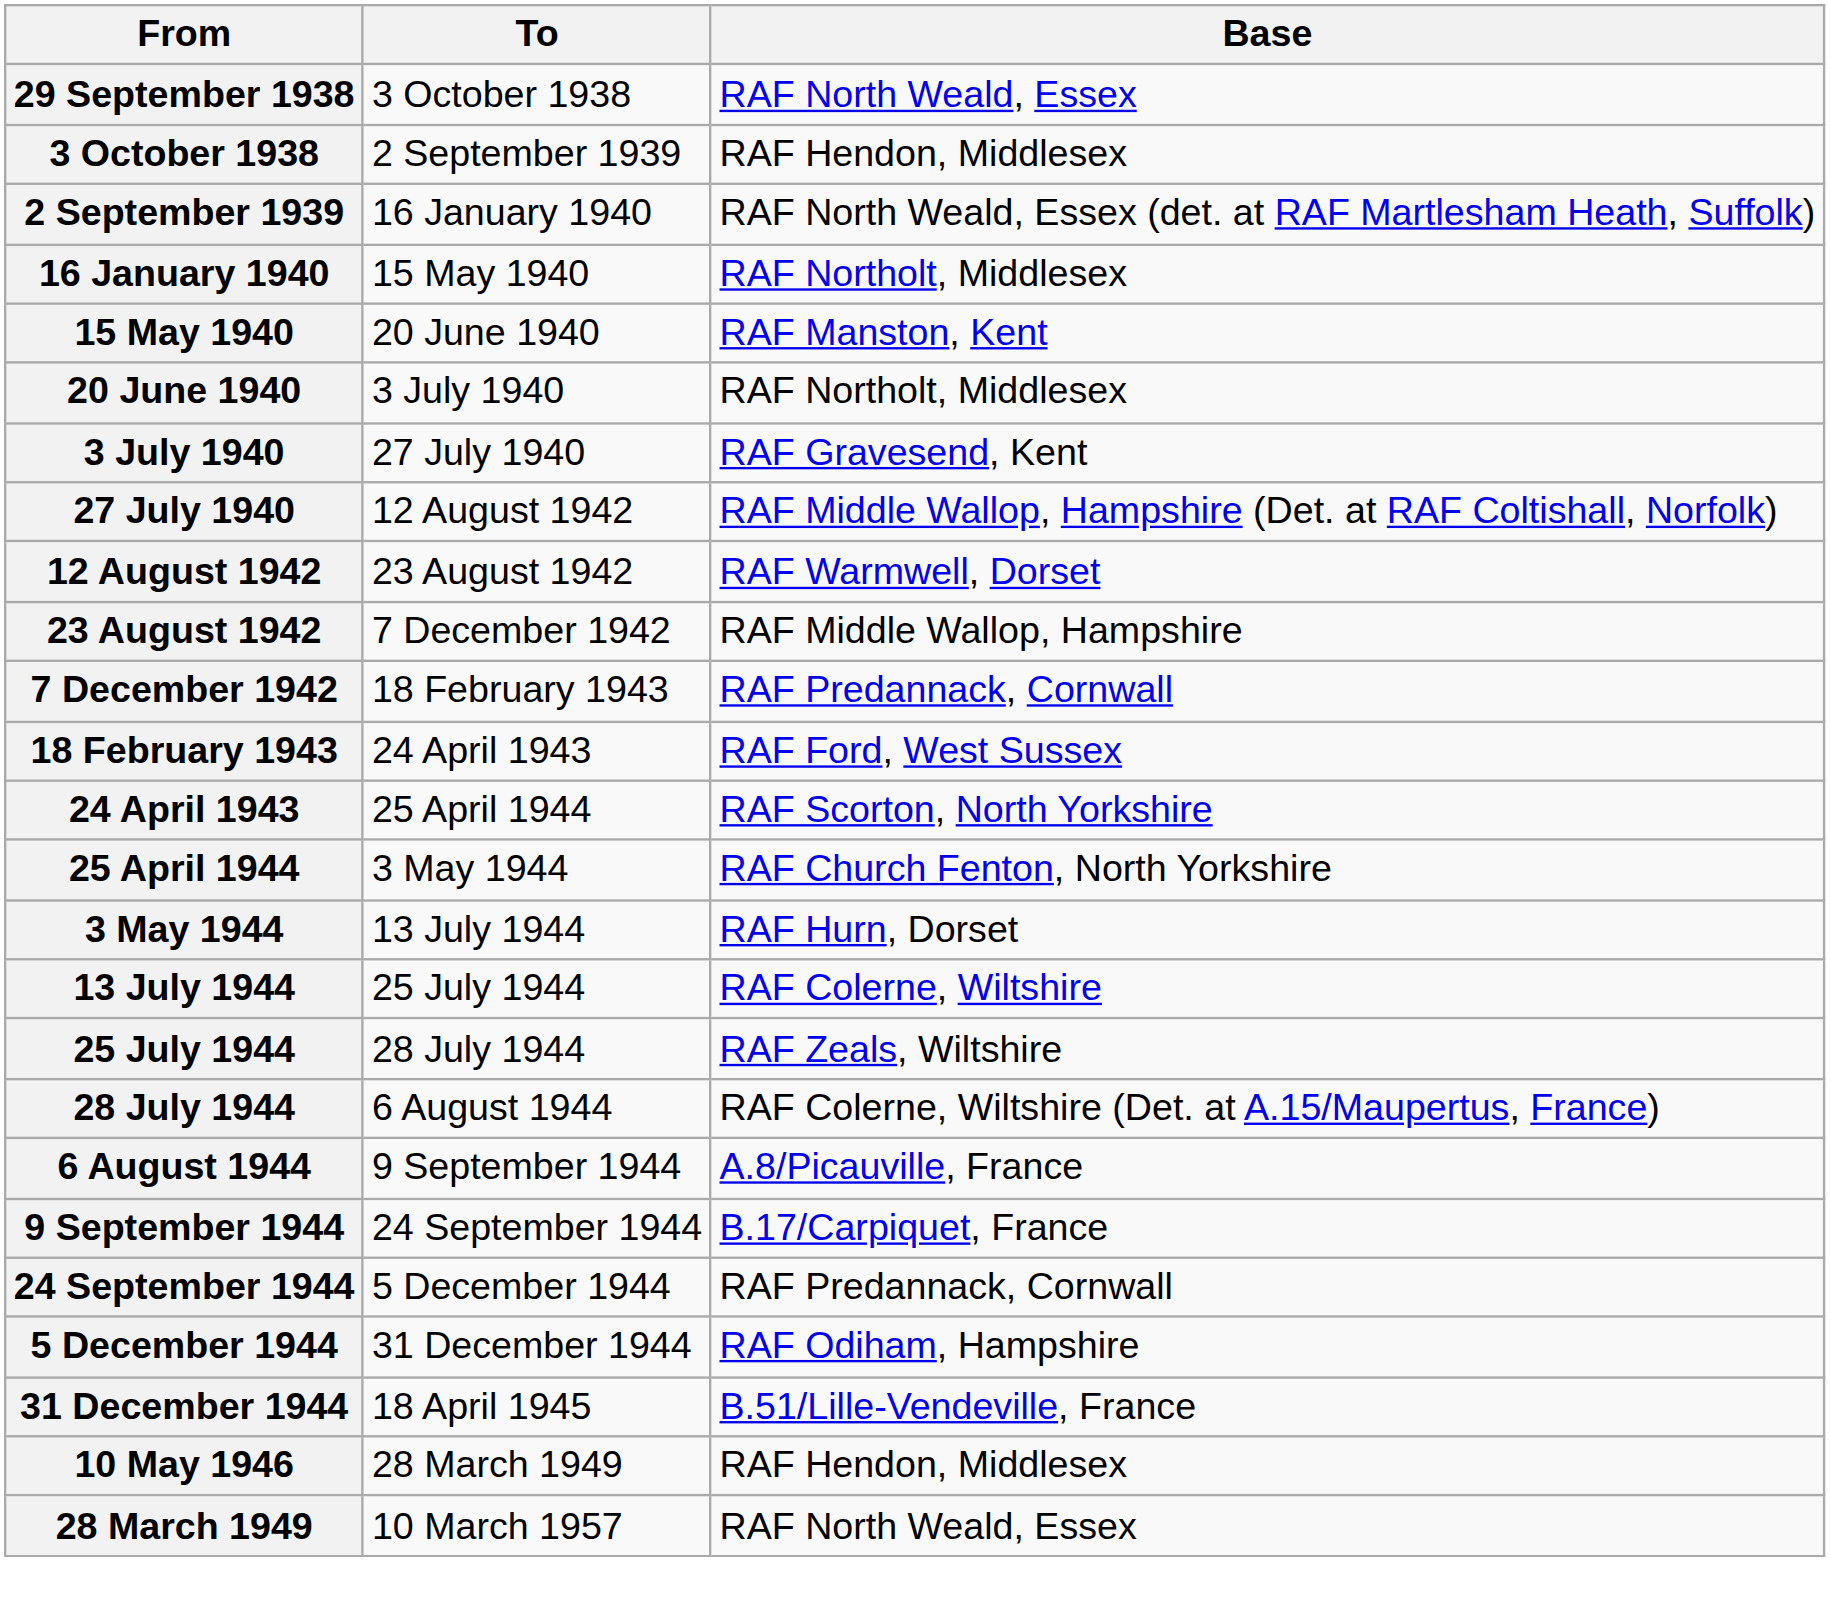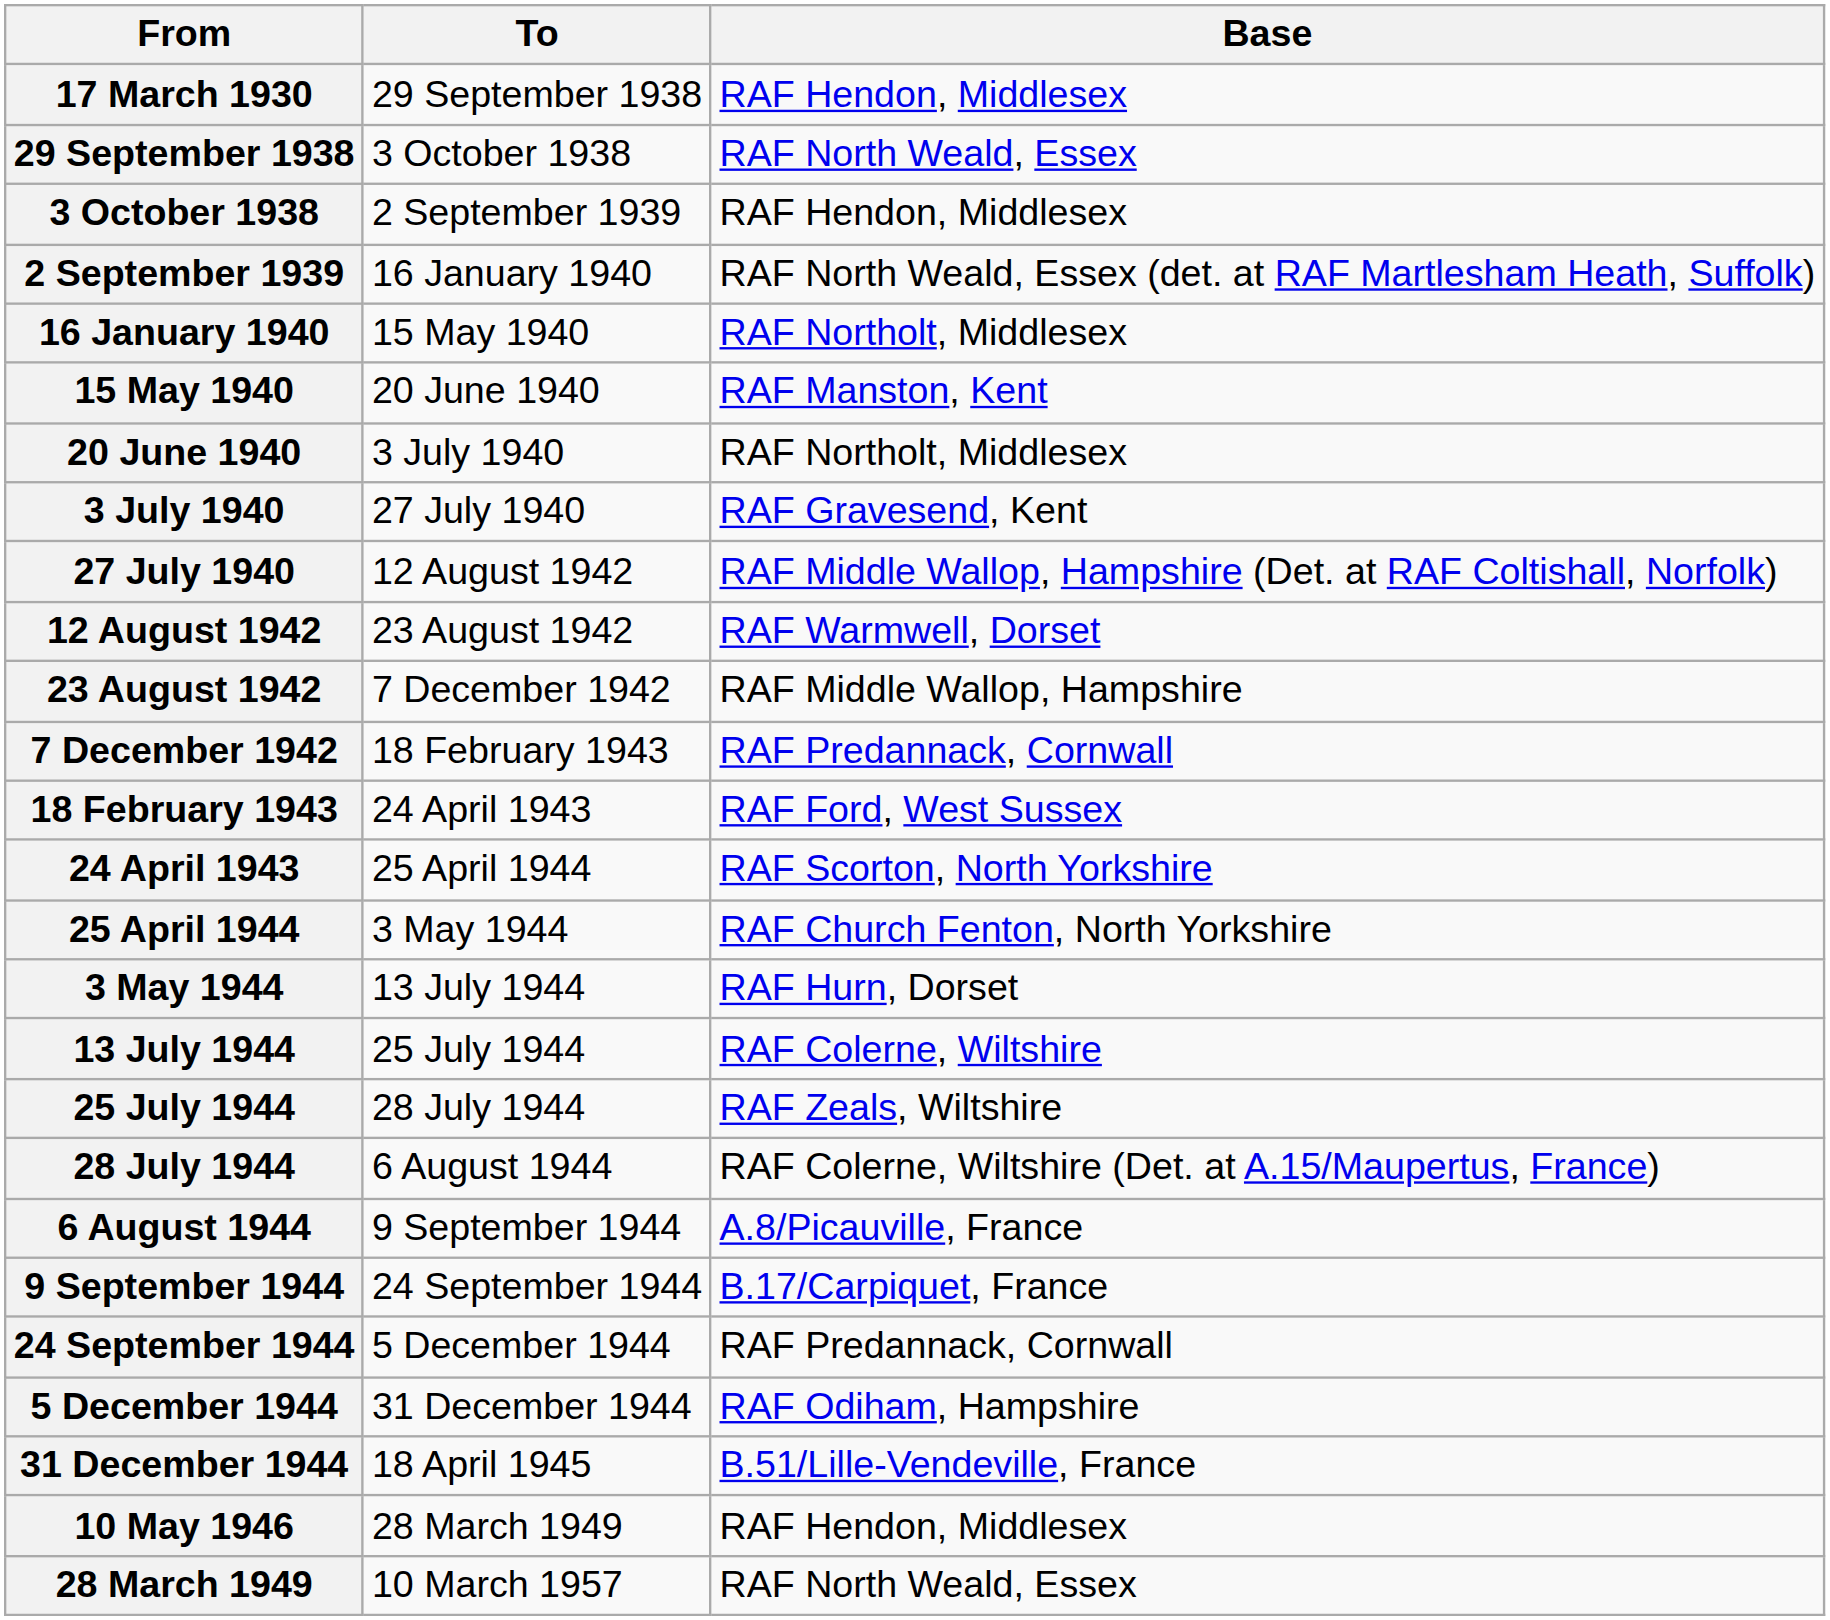+ row: (184, 93)
